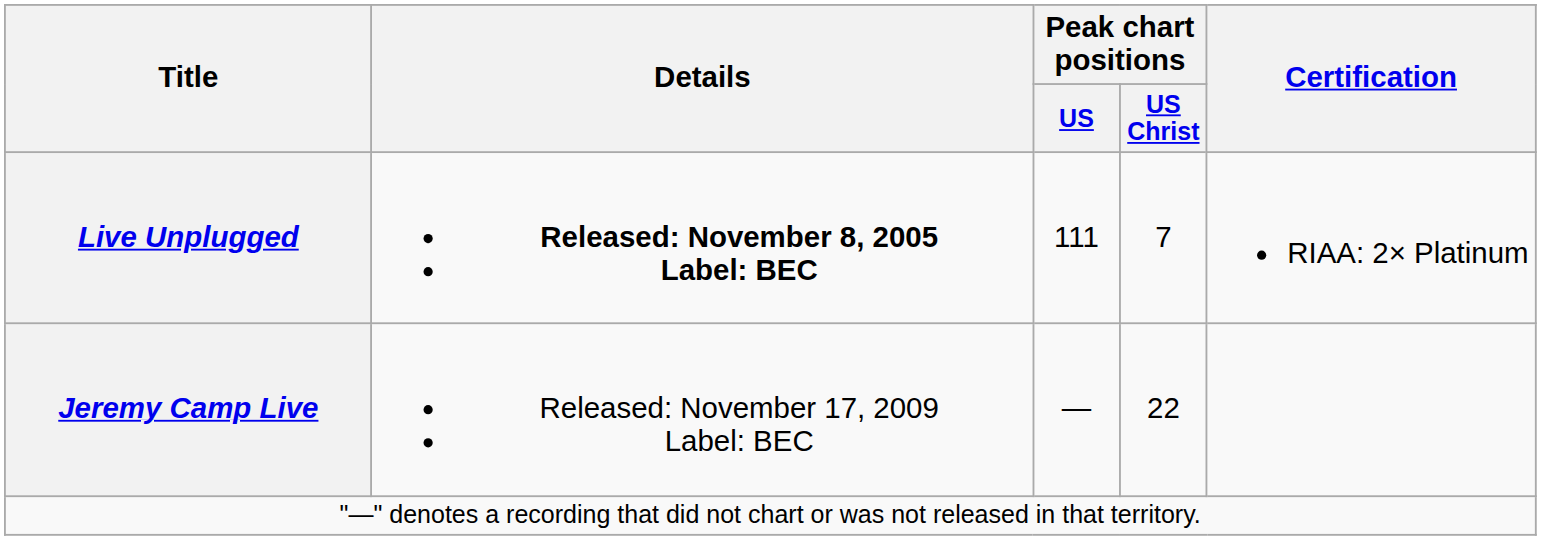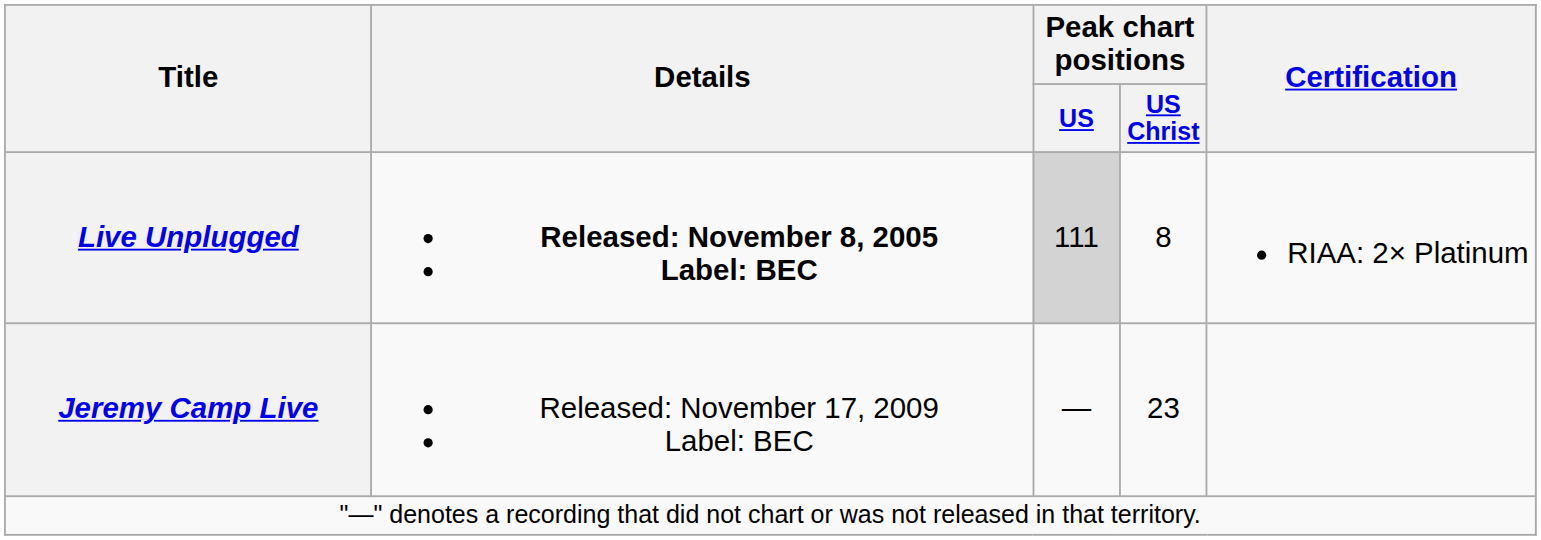(1076, 237) no background -> (1076, 237) lightgrey background
(1163, 237) 7 -> (1163, 237) 8
(1163, 409) 22 -> (1163, 409) 23
